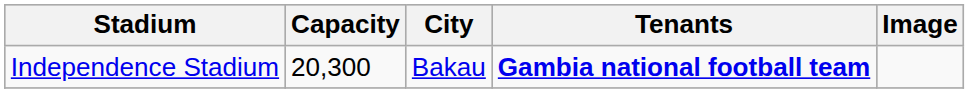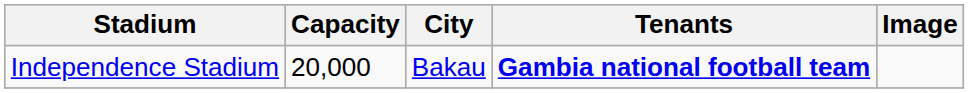(331, 66) 20,300 -> (331, 66) 20,000
